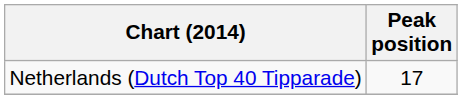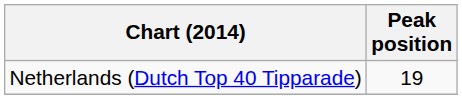(412, 77) 17 -> (412, 77) 19
